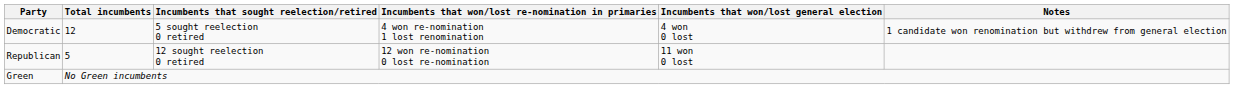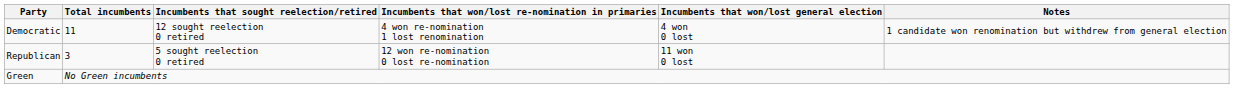(70, 31) 12 -> (70, 31) 11
(207, 31) 5 sought reelection 0 retired -> (209, 31) 12 sought reelection 0 retired
(67, 56) 5 -> (67, 56) 3
(209, 56) 12 sought reelection 0 retired -> (207, 56) 5 sought reelection 0 retired
